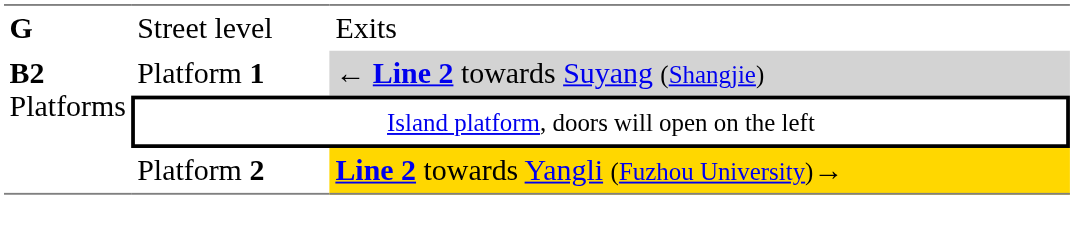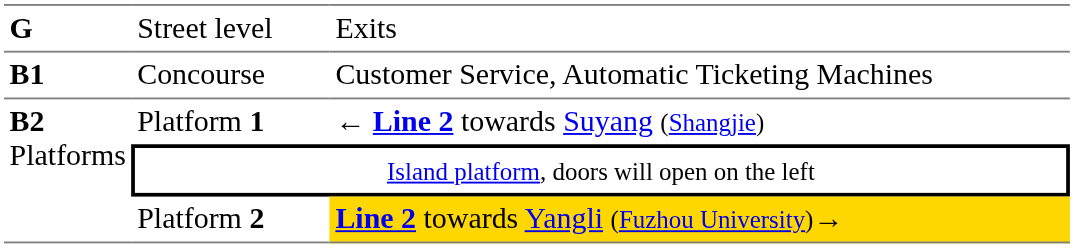+ row: (201, 74)
(550, 72) lightgrey background -> (550, 121) no background
